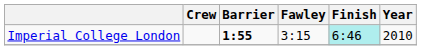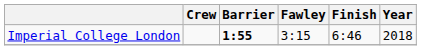(347, 35) paleturquoise background -> (347, 35) no background
(398, 35) 2010 -> (398, 35) 2018
